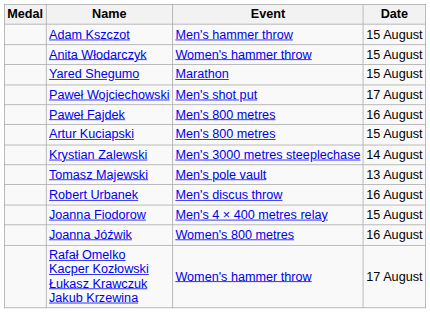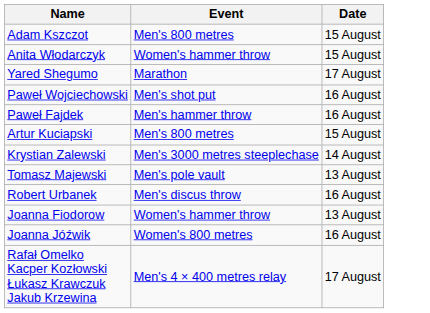- column: (25, 14)
(234, 34) Men's hammer throw -> (184, 34) Men's 800 metres
(394, 74) 15 August -> (353, 74) 17 August
(394, 94) 17 August -> (353, 94) 16 August
(225, 114) Men's 800 metres -> (193, 114) Men's hammer throw
(252, 214) Men's 4 × 400 metres relay -> (202, 214) Women's hammer throw
(394, 214) 15 August -> (353, 214) 13 August
(244, 276) Women's hammer throw -> (210, 276) Men's 4 × 400 metres relay
